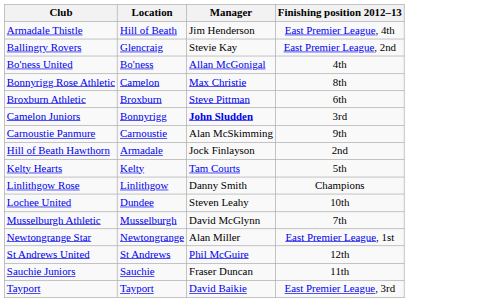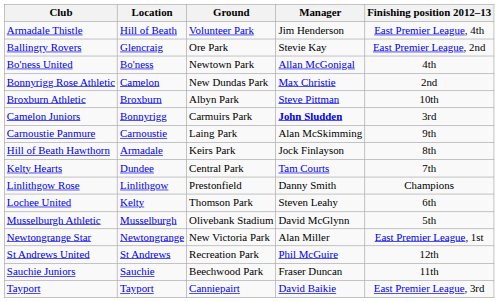+ column: (231, 13)
(340, 82) 8th -> (429, 82) 2nd
(340, 99) 6th -> (429, 99) 10th
(340, 151) 2nd -> (429, 151) 8th
(132, 168) Kelty -> (137, 168) Dundee
(340, 168) 5th -> (429, 168) 7th
(137, 202) Dundee -> (132, 202) Kelty
(340, 202) 10th -> (429, 202) 6th
(340, 220) 7th -> (429, 220) 5th
